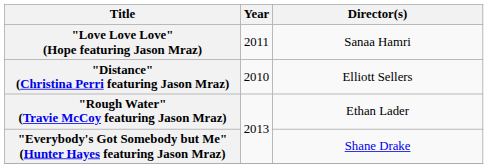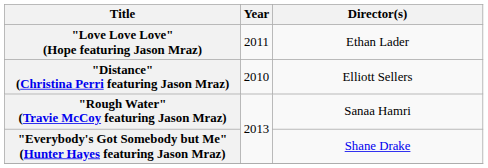(378, 42) Sanaa Hamri -> (378, 42) Ethan Lader
(378, 111) Ethan Lader -> (378, 111) Sanaa Hamri
